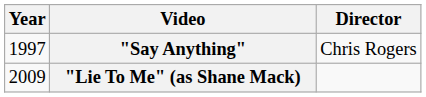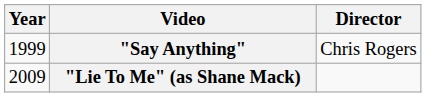(27, 48) 1997 -> (27, 48) 1999
